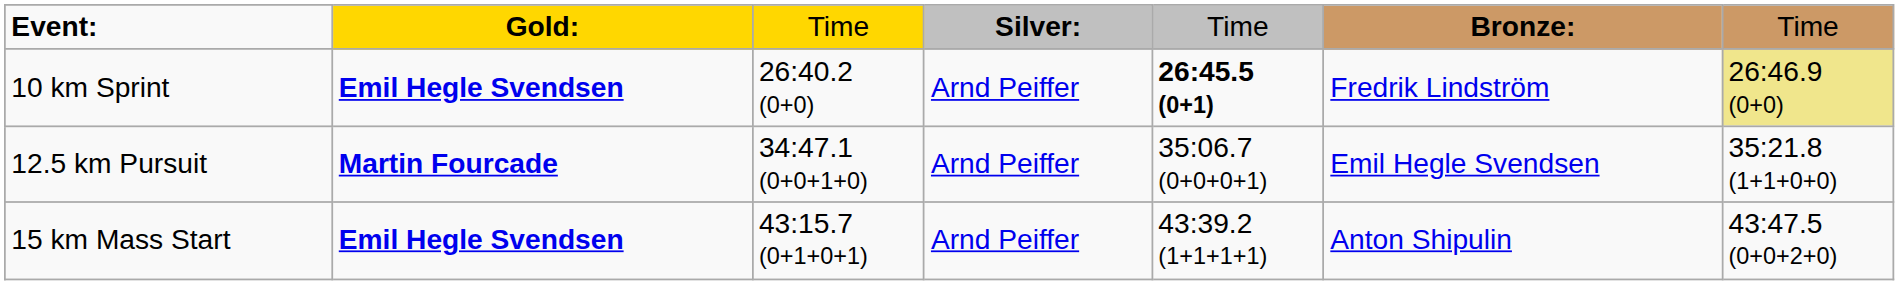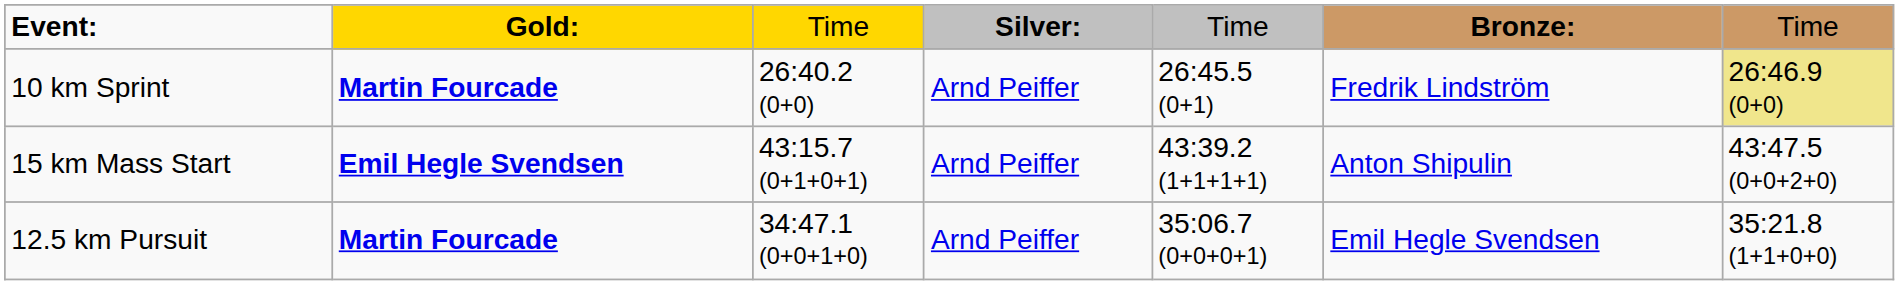(481, 87) Emil Hegle Svendsen -> (448, 87) Martin Fourcade
(1206, 87) bold -> (1205, 87) normal
rows swapped: (109, 163) <-> (121, 240)
